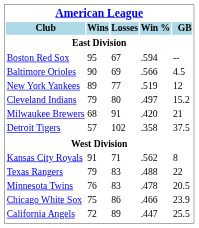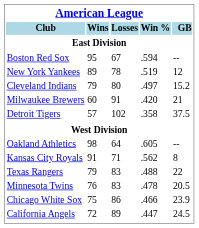- row: (41, 72)
(116, 86) 77 -> (116, 72) 78
(92, 114) 68 -> (92, 100) 60
+ row: (41, 143)
(181, 214) 25.5 -> (181, 214) 24.5
